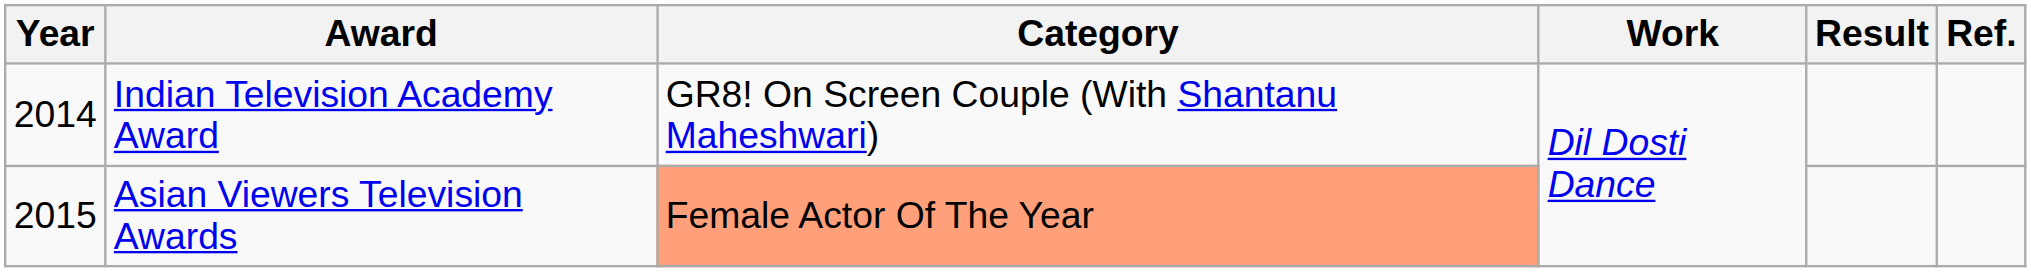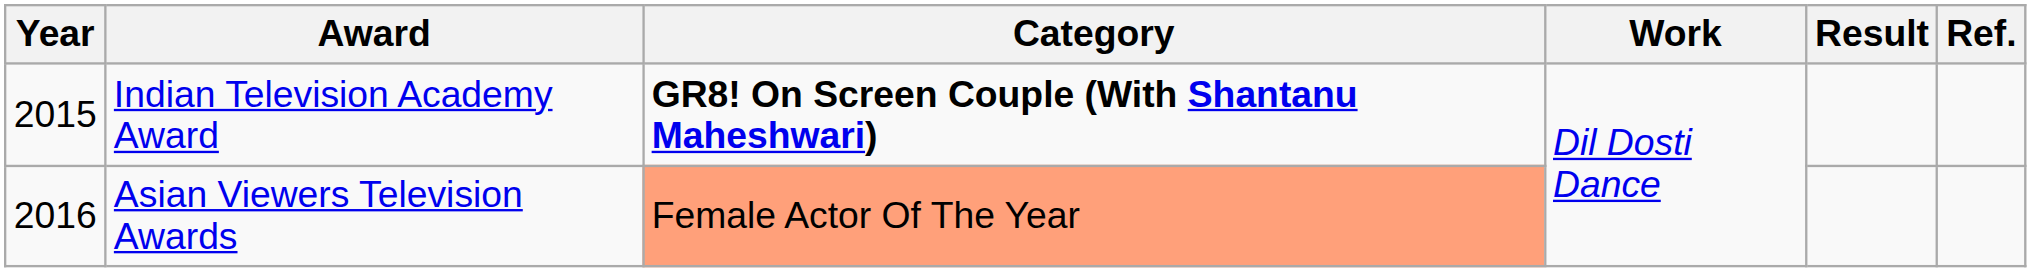(55, 114) 2014 -> (55, 114) 2015
(1001, 114) normal -> (1005, 114) bold
(55, 215) 2015 -> (55, 215) 2016
